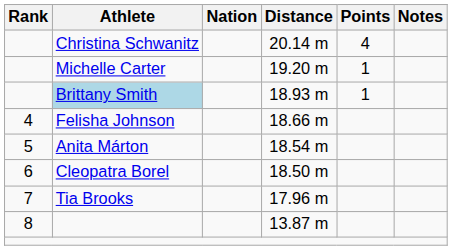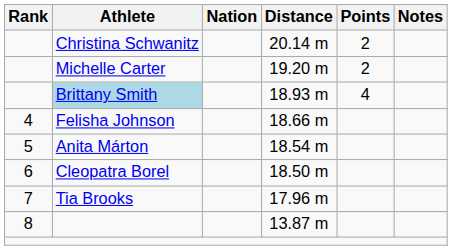(365, 43) 4 -> (365, 43) 2
(365, 69) 1 -> (365, 69) 2
(365, 95) 1 -> (365, 95) 4
